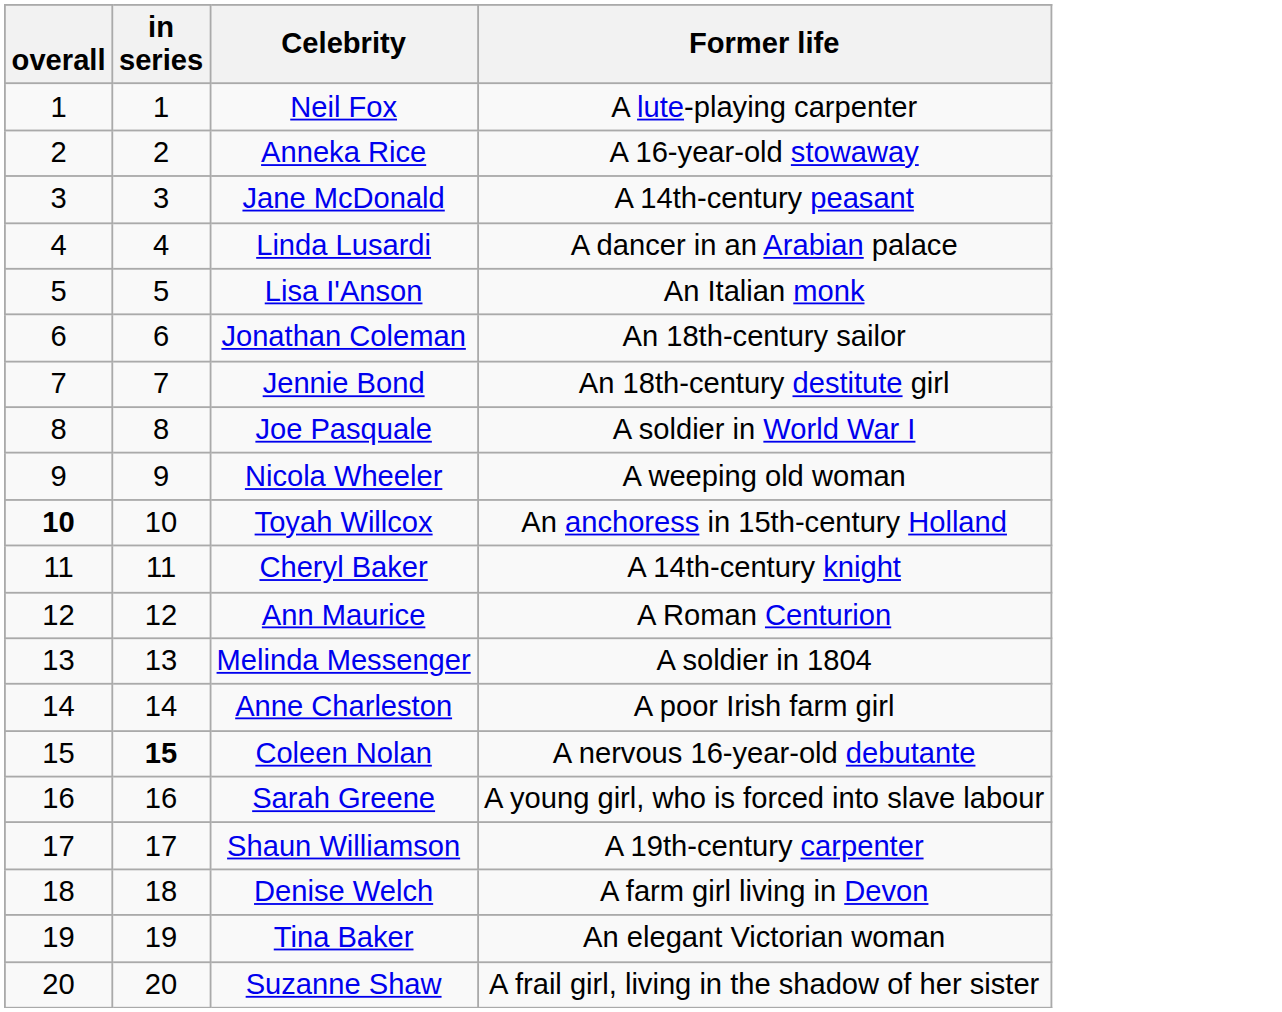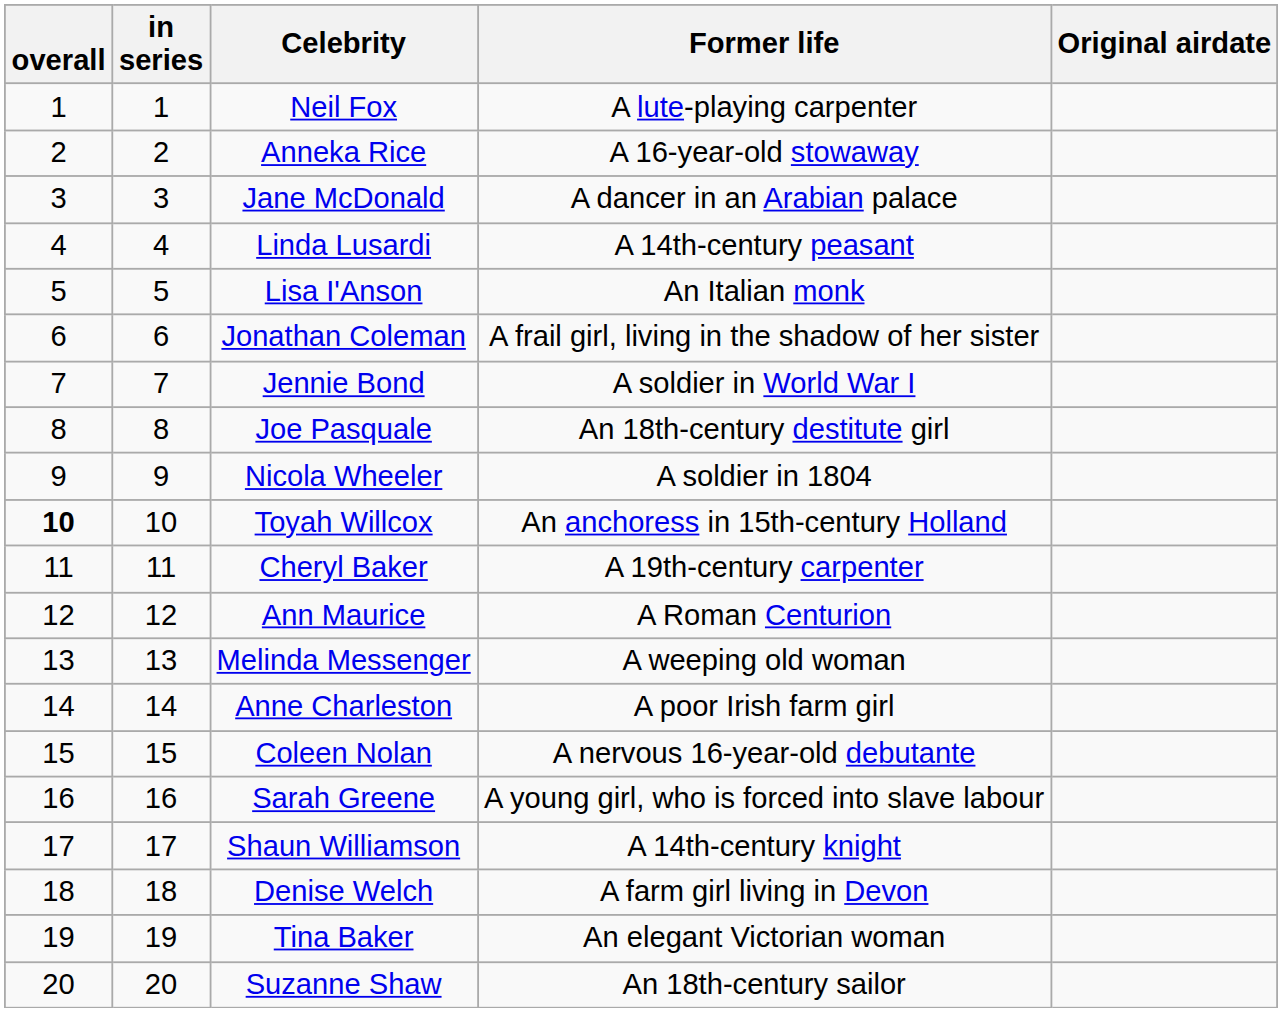+ column: (1164, 43)
(764, 198) A 14th-century peasant -> (764, 198) A dancer in an Arabian palace
(764, 245) A dancer in an Arabian palace -> (764, 245) A 14th-century peasant
(764, 337) An 18th-century sailor -> (764, 337) A frail girl, living in the shadow of her sister
(764, 383) An 18th-century destitute girl -> (764, 383) A soldier in World War I
(764, 429) A soldier in World War I -> (764, 429) An 18th-century destitute girl
(764, 475) A weeping old woman -> (764, 475) A soldier in 1804
(764, 568) A 14th-century knight -> (764, 568) A 19th-century carpenter
(764, 660) A soldier in 1804 -> (764, 660) A weeping old woman
(161, 753) bold -> (161, 753) normal
(764, 845) A 19th-century carpenter -> (764, 845) A 14th-century knight
(764, 984) A frail girl, living in the shadow of her sister -> (764, 984) An 18th-century sailor
